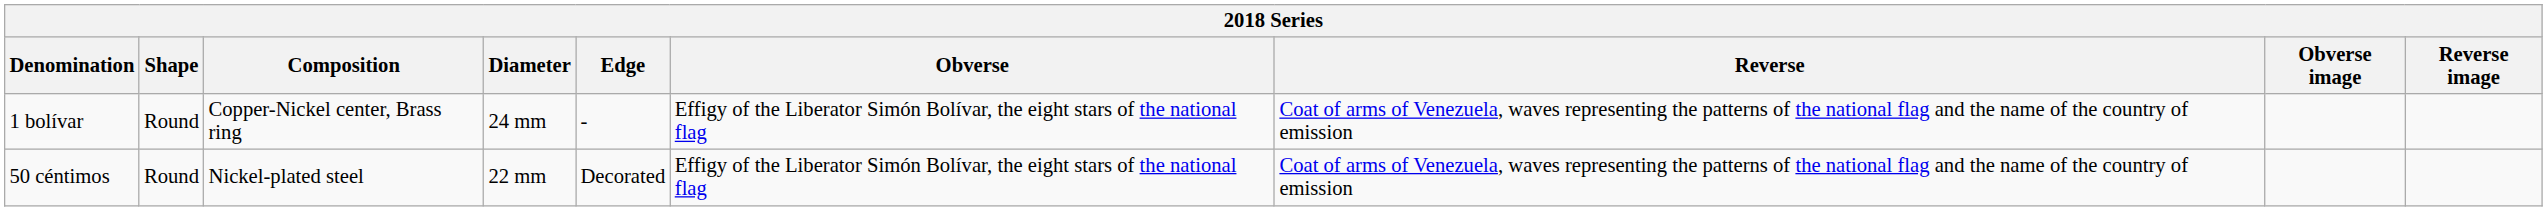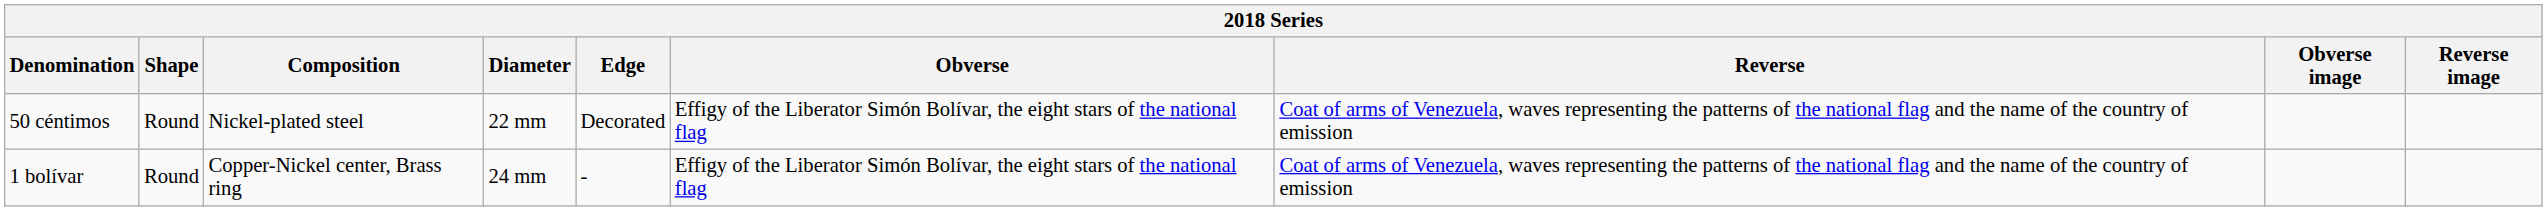rows swapped: (60, 177) <-> (46, 121)
